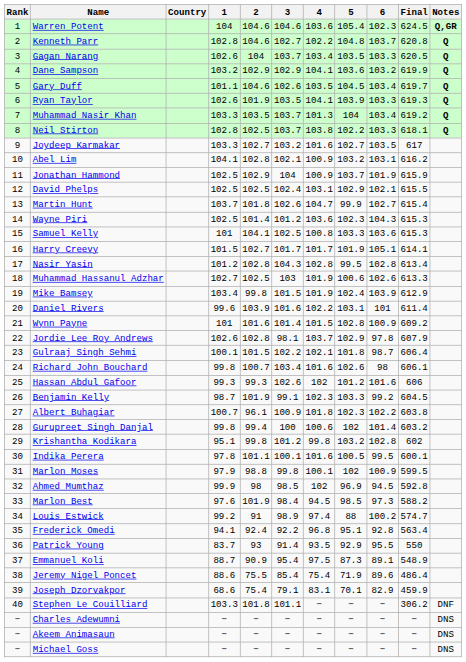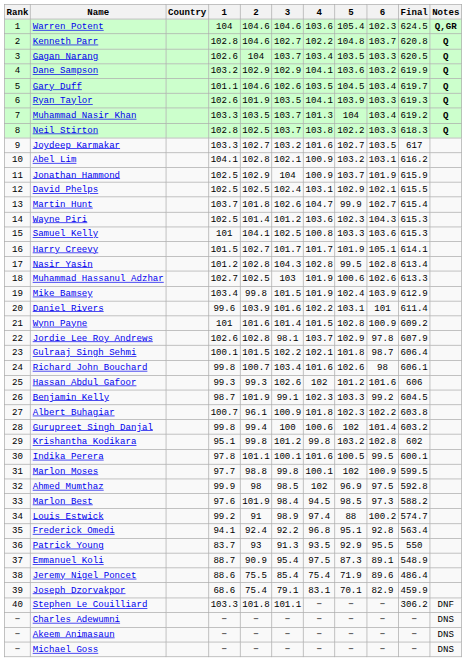(414, 130) 618.1 -> (414, 130) 618.3
(224, 472) 97.9 -> (224, 472) 97.7
(383, 486) 94.5 -> (383, 486) 97.5
(288, 546) 91.4 -> (288, 546) 91.3
